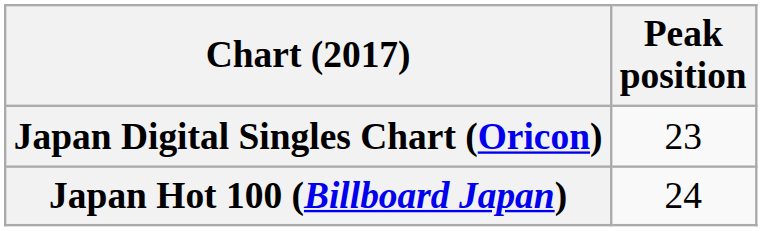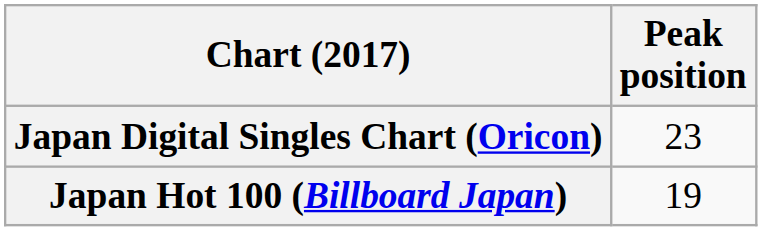(683, 195) 24 -> (683, 195) 19
